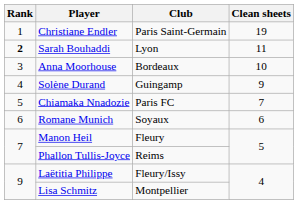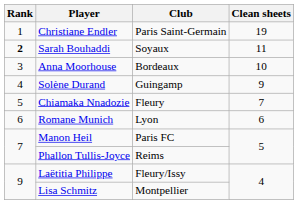(147, 48) Lyon -> (152, 48) Soyaux
(155, 102) Paris FC -> (150, 102) Fleury
(152, 119) Soyaux -> (147, 119) Lyon
(150, 137) Fleury -> (155, 137) Paris FC
